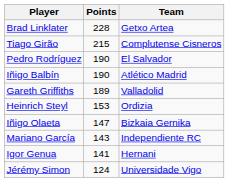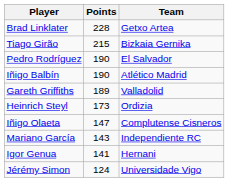(171, 43) Complutense Cisneros -> (156, 43) Bizkaia Gernika
(101, 106) 153 -> (101, 106) 173
(156, 122) Bizkaia Gernika -> (171, 122) Complutense Cisneros
